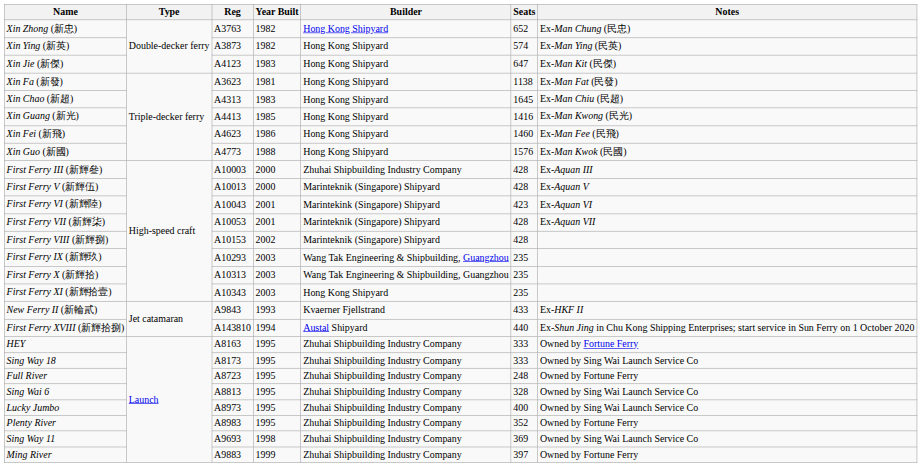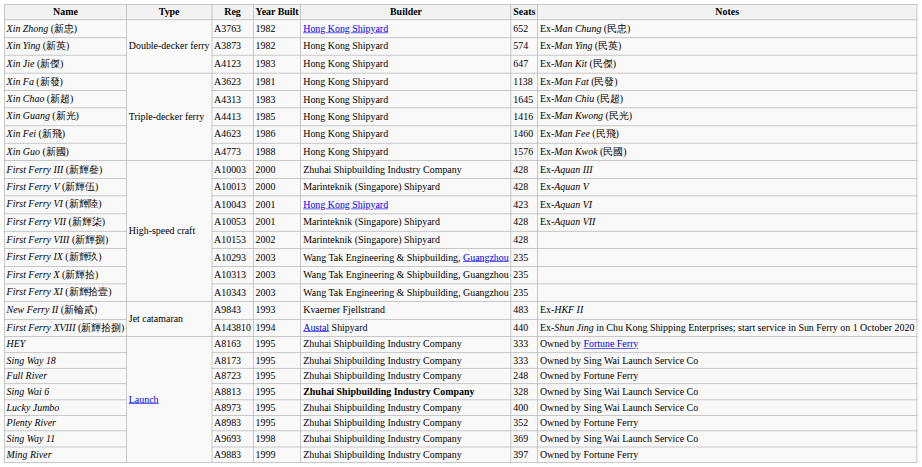(372, 204) Marintekink (Singapore) Shipyard -> (346, 204) Hong Kong Shipyard
(346, 292) Hong Kong Shipyard -> (406, 292) Wang Tak Engineering & Shipbuilding, Guangzhou
(521, 310) 433 -> (521, 310) 483
(382, 391) normal -> (389, 391) bold
